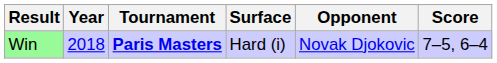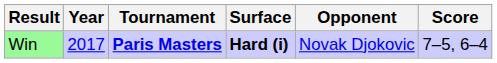(86, 44) 2018 -> (86, 44) 2017
(258, 44) normal -> (259, 44) bold
